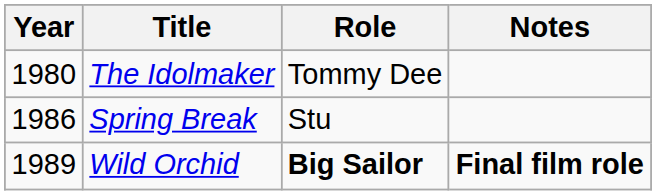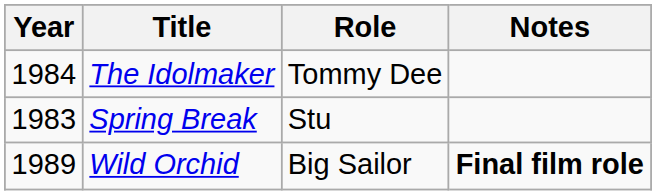(44, 73) 1980 -> (44, 73) 1984
(44, 119) 1986 -> (44, 119) 1983
(355, 165) bold -> (350, 165) normal
